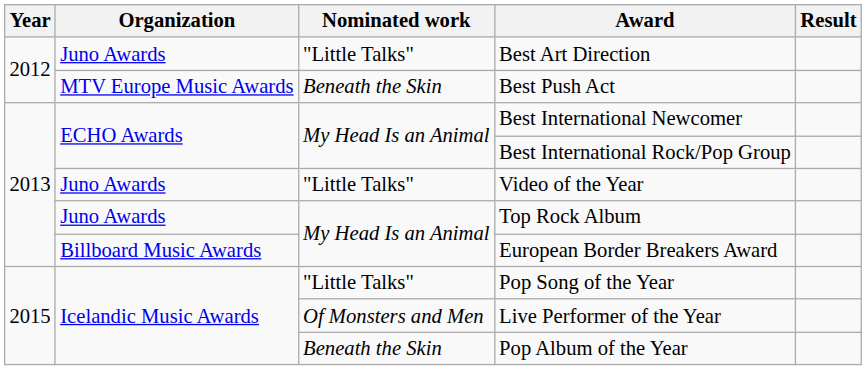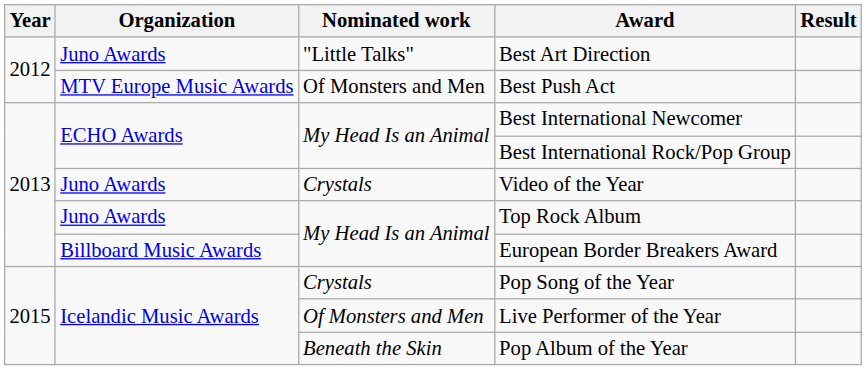(372, 86) Beneath the Skin -> (394, 86) Of Monsters and Men
(358, 184) "Little Talks" -> (337, 184) Crystals
(358, 282) "Little Talks" -> (337, 282) Crystals
